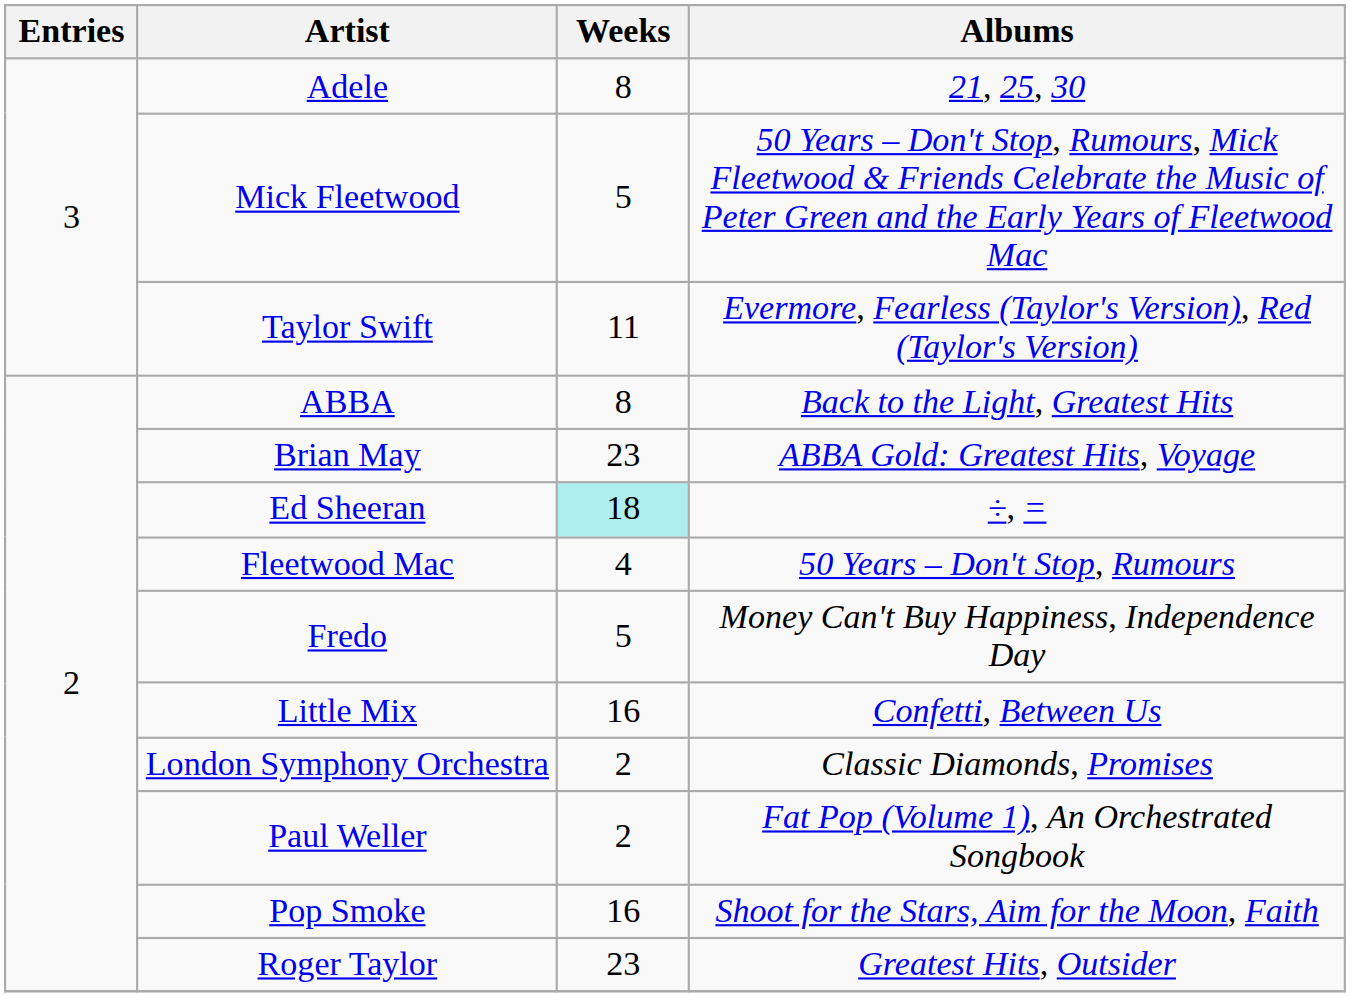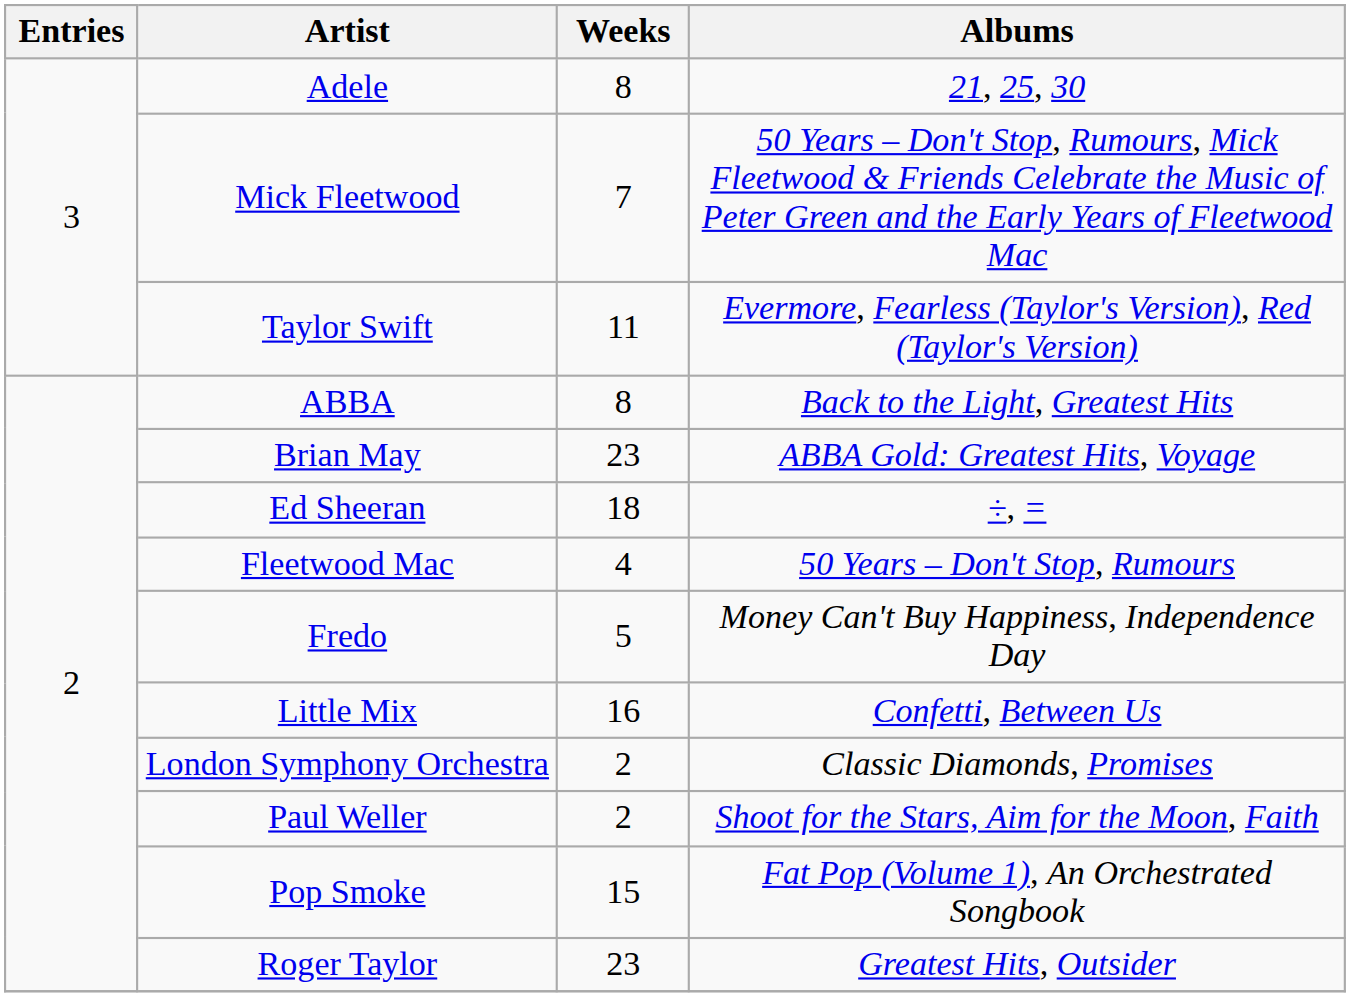(623, 197) 5 -> (623, 197) 7
(623, 509) paleturquoise background -> (623, 509) no background
(1017, 836) Fat Pop (Volume 1), An Orchestrated Songbook -> (1017, 817) Shoot for the Stars, Aim for the Moon, Faith
(623, 910) 16 -> (623, 890) 15
(1017, 910) Shoot for the Stars, Aim for the Moon, Faith -> (1017, 890) Fat Pop (Volume 1), An Orchestrated Songbook
